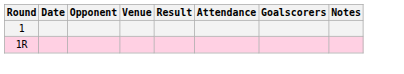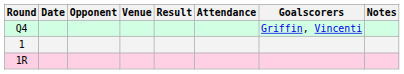+ row: (22, 29)
